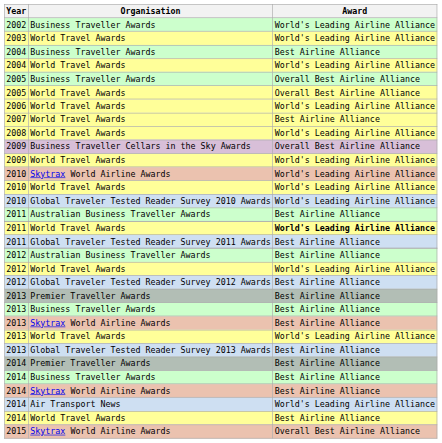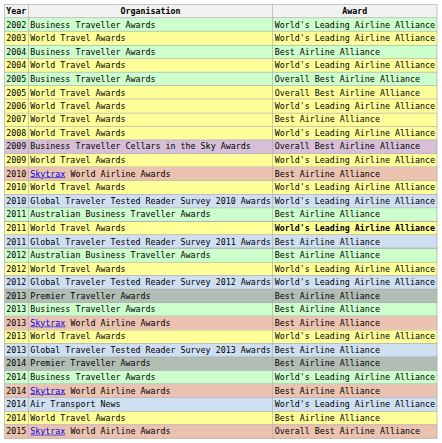(355, 174) World's Leading Airline Alliance -> (327, 174) Best Airline Alliance
(327, 282) Best Airline Alliance -> (355, 282) World's Leading Airline Alliance
(327, 377) Best Airline Alliance -> (355, 377) World's Leading Airline Alliance
